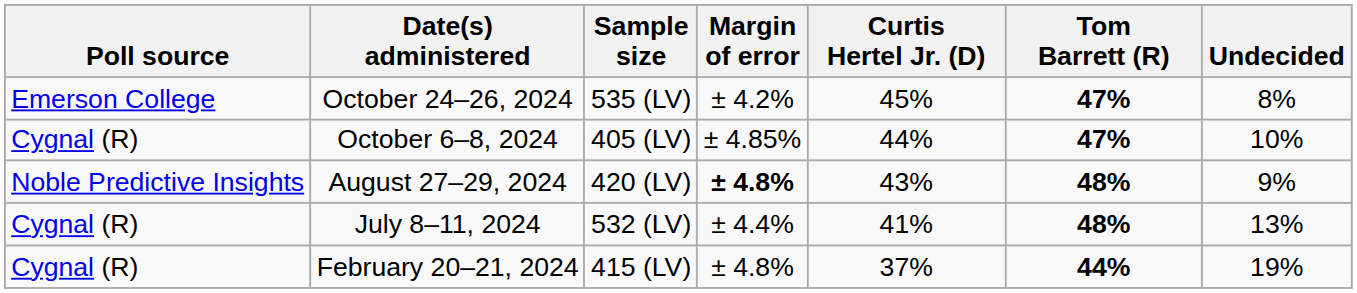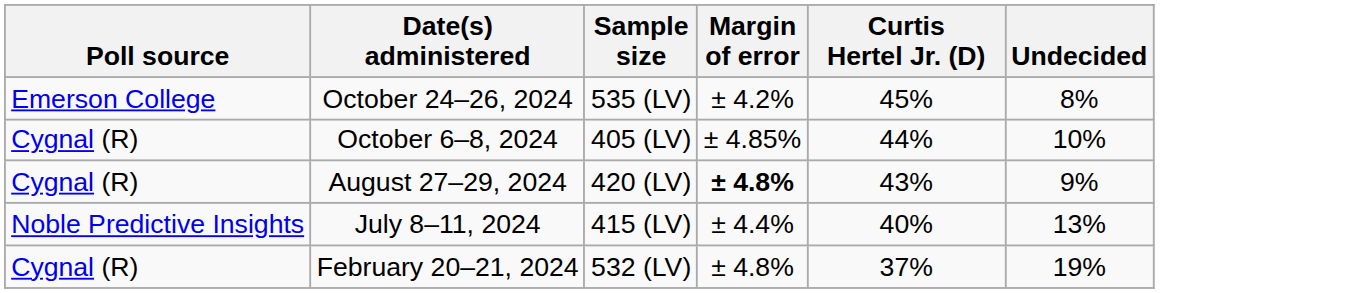- column: (1104, 41)
(158, 182) Noble Predictive Insights -> (75, 182) Cygnal (R)
(75, 224) Cygnal (R) -> (158, 224) Noble Predictive Insights
(641, 224) 532 (LV) -> (641, 224) 415 (LV)
(906, 224) 41% -> (906, 224) 40%
(641, 266) 415 (LV) -> (641, 266) 532 (LV)
